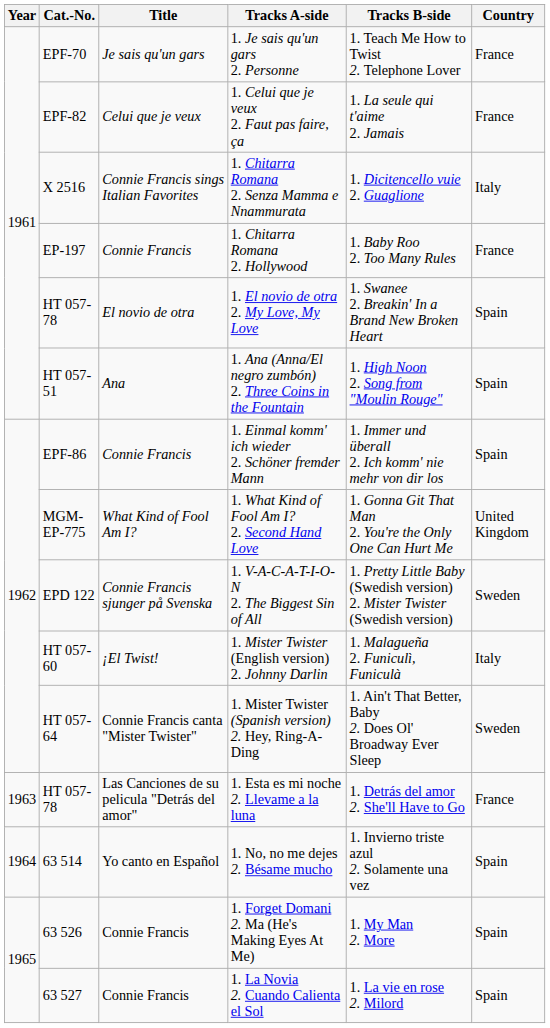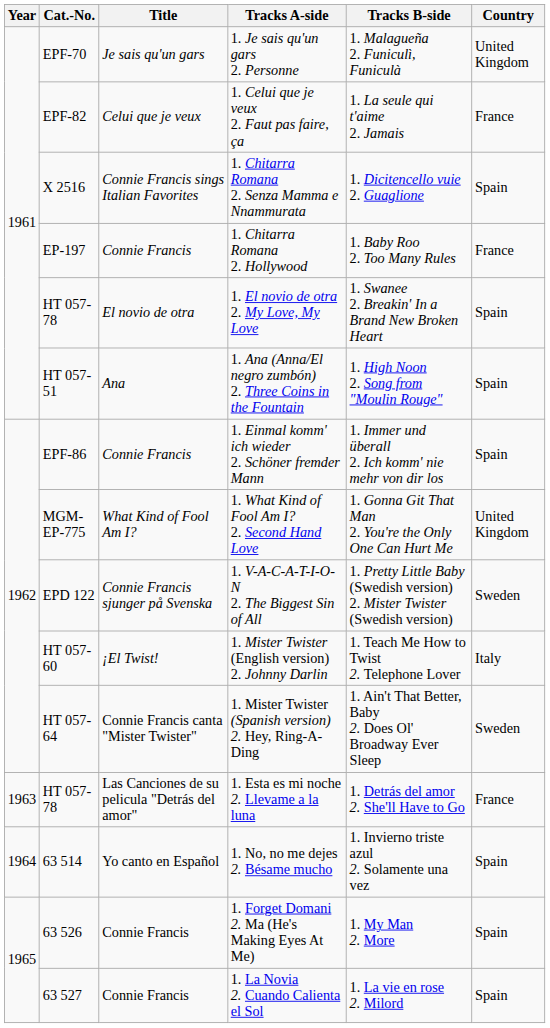(408, 54) 1. Teach Me How to Twist 2. Telephone Lover -> (389, 54) 1. Malagueña 2. Funiculì, Funiculà
(494, 54) France -> (502, 54) United Kingdom
(488, 187) Italy -> (491, 187) Spain
(389, 658) 1. Malagueña 2. Funiculì, Funiculà -> (408, 658) 1. Teach Me How to Twist 2. Telephone Lover
